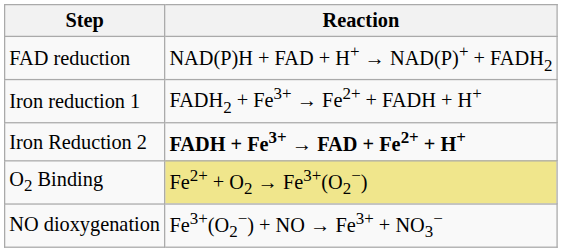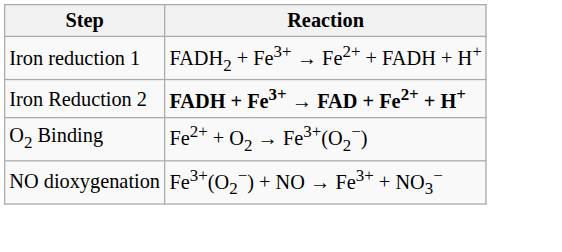- row: (70, 58)
(268, 182) khaki background -> (268, 139) no background
